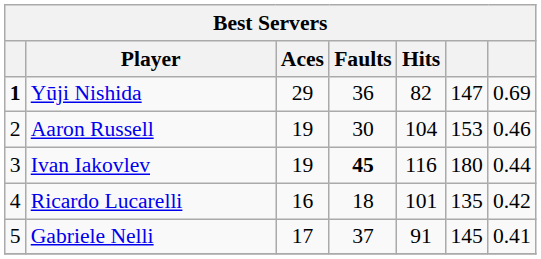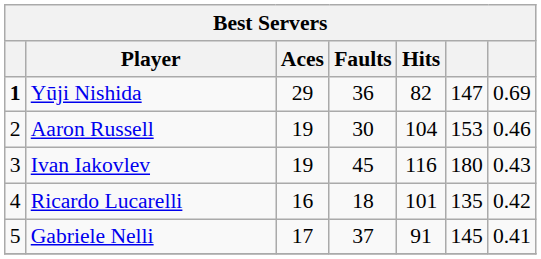(363, 165) bold -> (363, 165) normal
(512, 165) 0.44 -> (512, 165) 0.43
